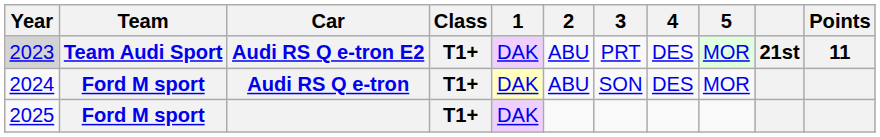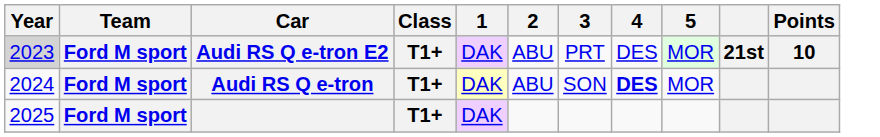(143, 52) Team Audi Sport -> (125, 52) Ford M sport
(840, 52) 11 -> (804, 52) 10
(673, 84) normal -> (637, 84) bold
